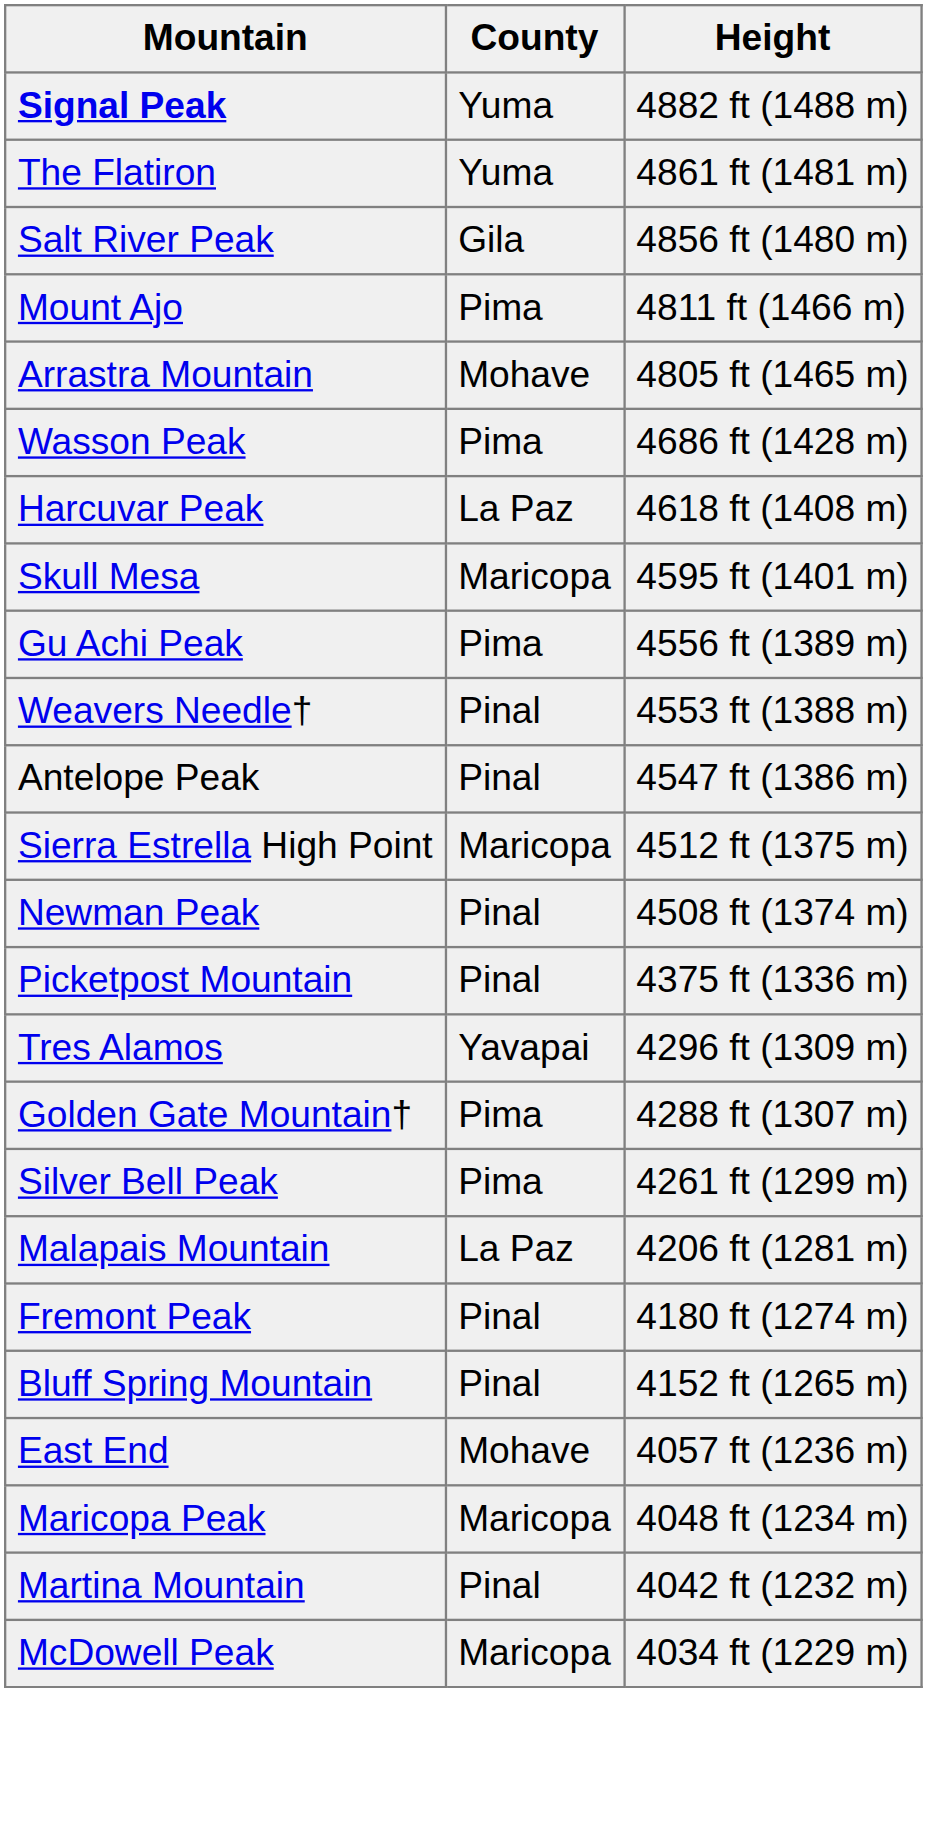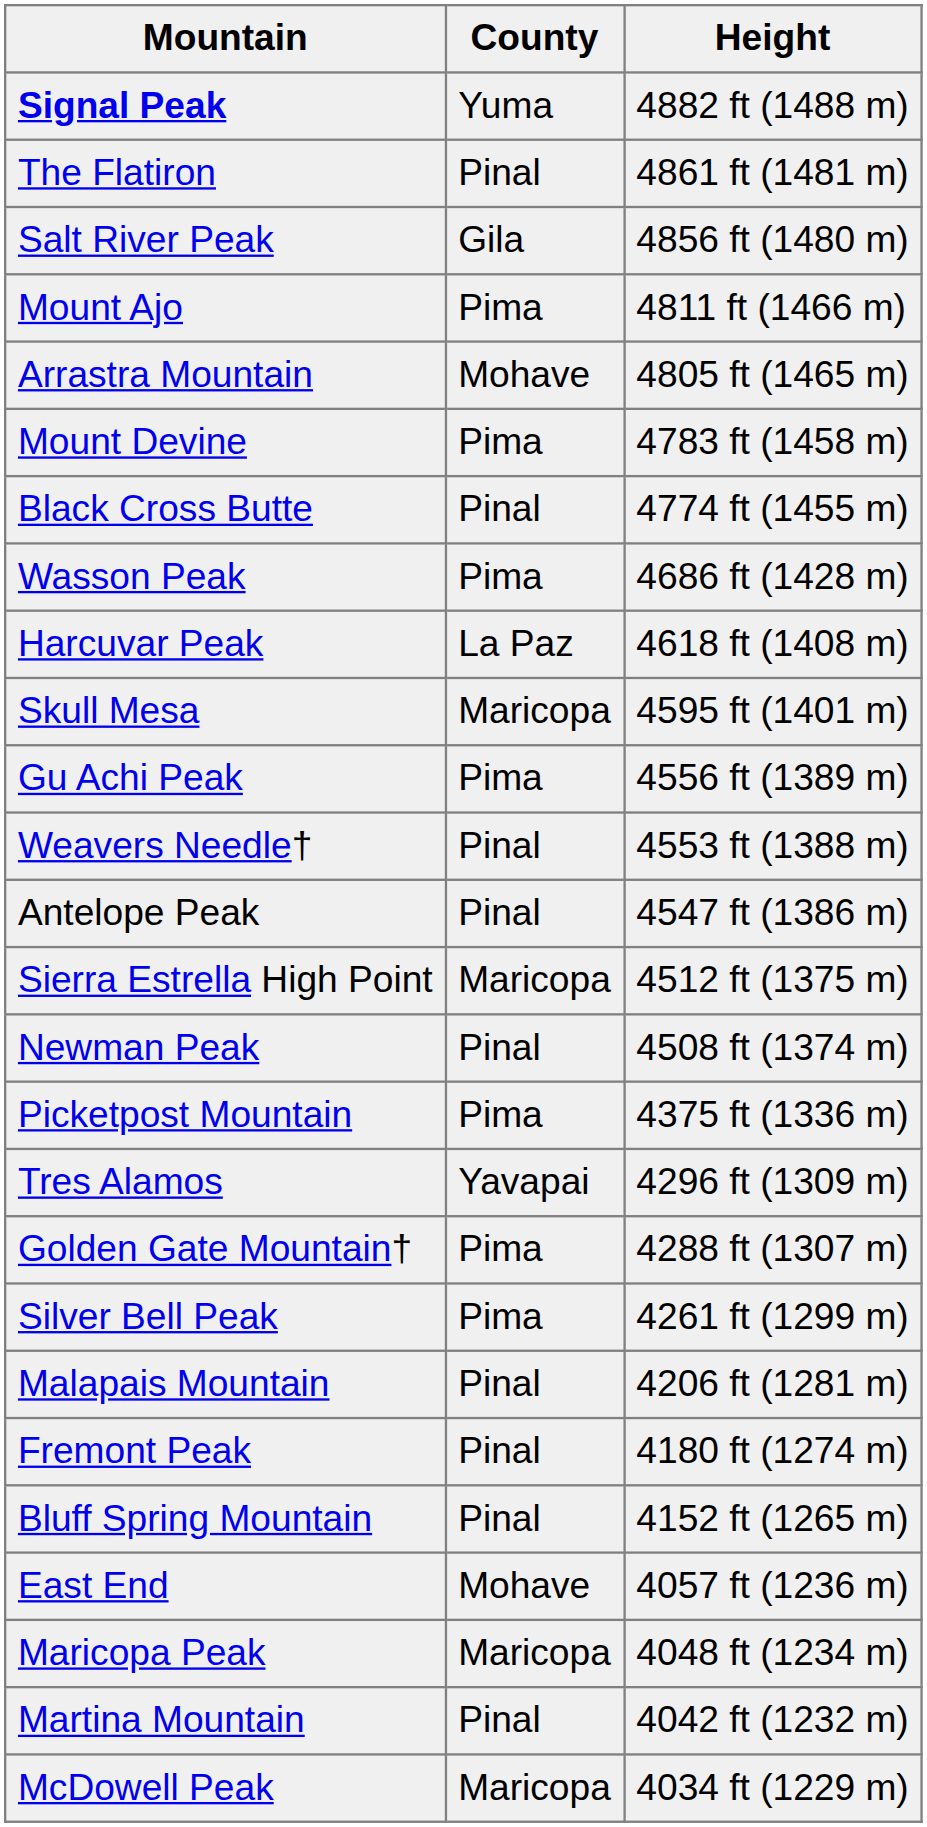(506, 172) Yuma -> (499, 172) Pinal
+ row: (132, 441)
+ row: (165, 509)
(499, 980) Pinal -> (500, 1114) Pima
(516, 1249) La Paz -> (499, 1383) Pinal
